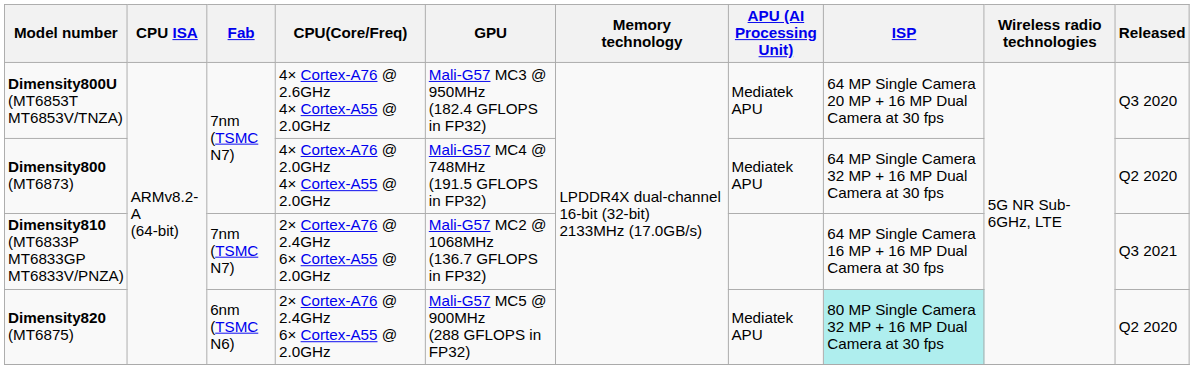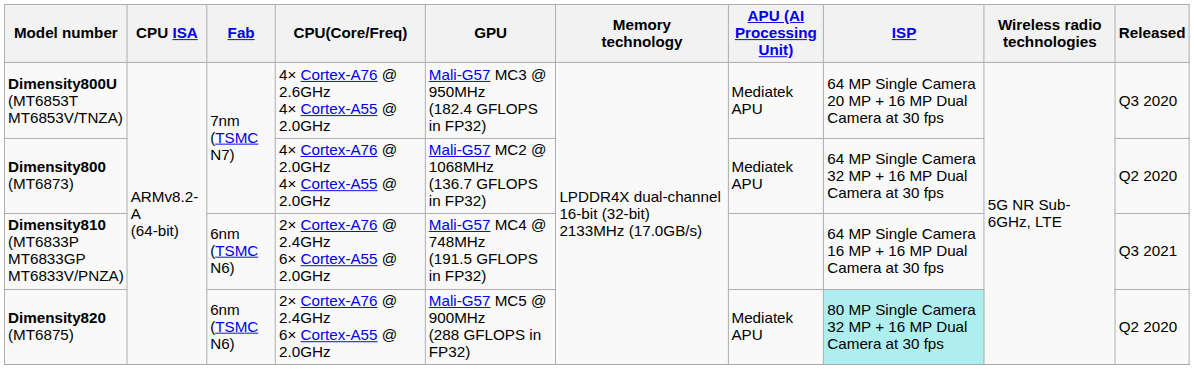(488, 175) Mali-G57 MC4 @ 748MHz (191.5 GFLOPS in FP32) -> (488, 175) Mali-G57 MC2 @ 1068MHz (136.7 GFLOPS in FP32)
(234, 251) 7nm (TSMC N7) -> (234, 251) 6nm (TSMC N6)
(488, 251) Mali-G57 MC2 @ 1068MHz (136.7 GFLOPS in FP32) -> (488, 251) Mali-G57 MC4 @ 748MHz (191.5 GFLOPS in FP32)
